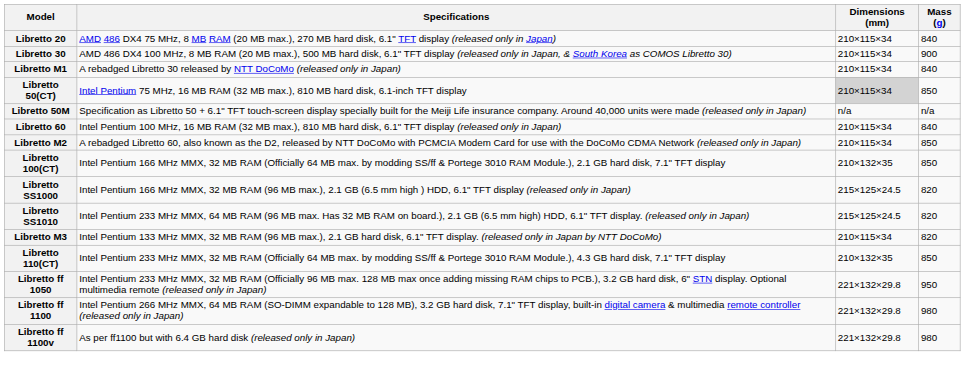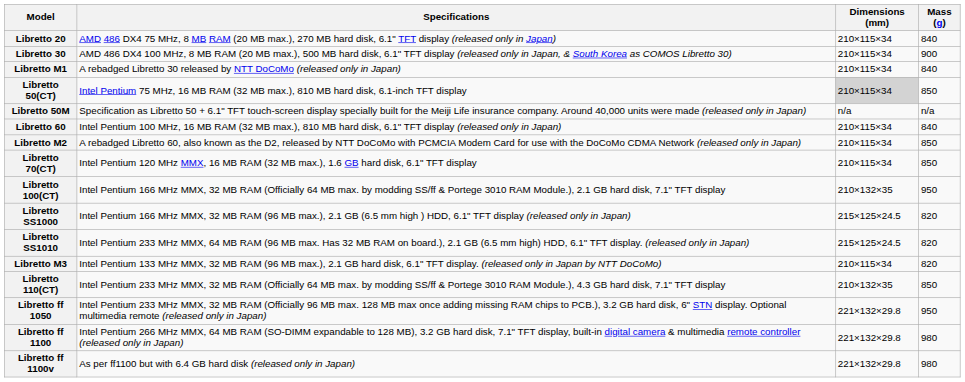+ row: (41, 163)
(929, 163) 850 -> (929, 189) 950
